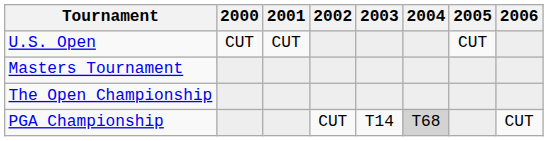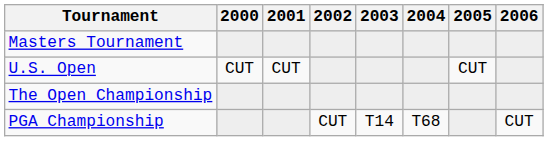rows swapped: (96, 70) <-> (52, 44)
(426, 123) lightgrey background -> (426, 123) no background
